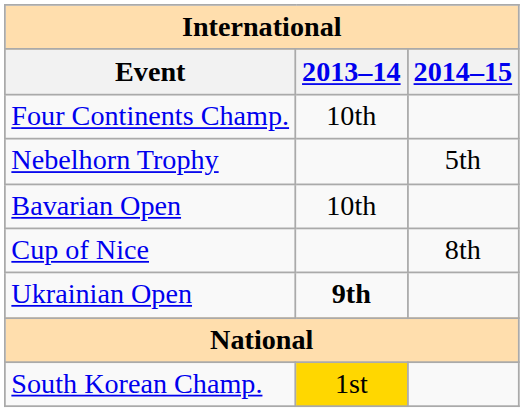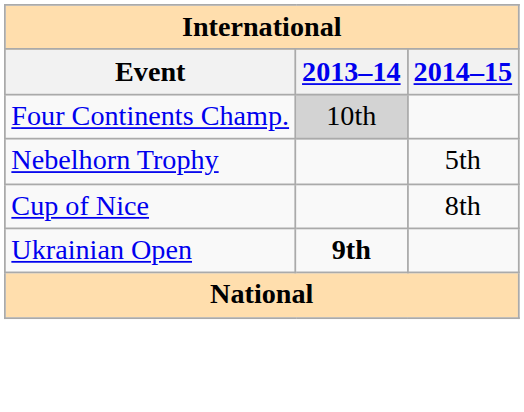(351, 116) no background -> (351, 116) lightgrey background
- row: (96, 205)
- row: (137, 384)
